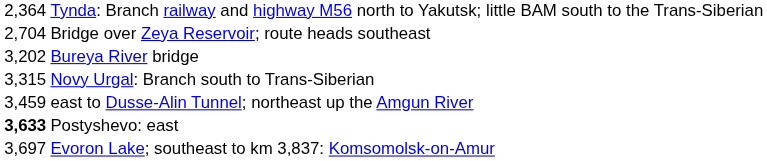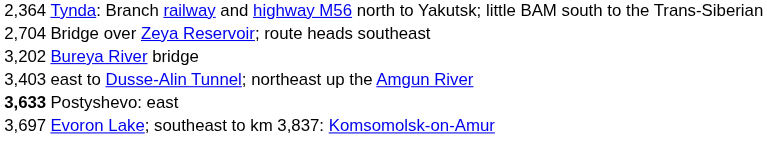- row: (212, 79)
(25, 102) 3,459 -> (25, 79) 3,403
